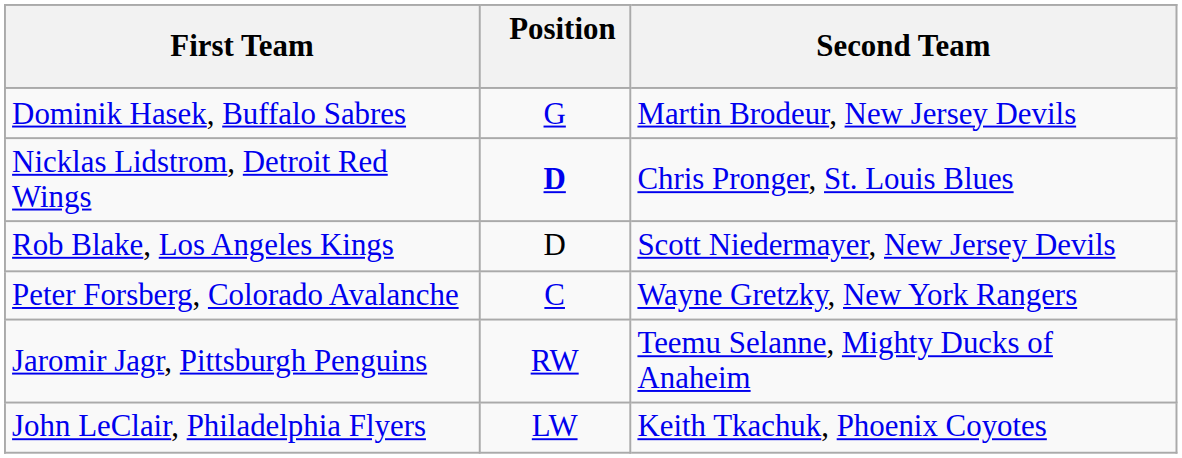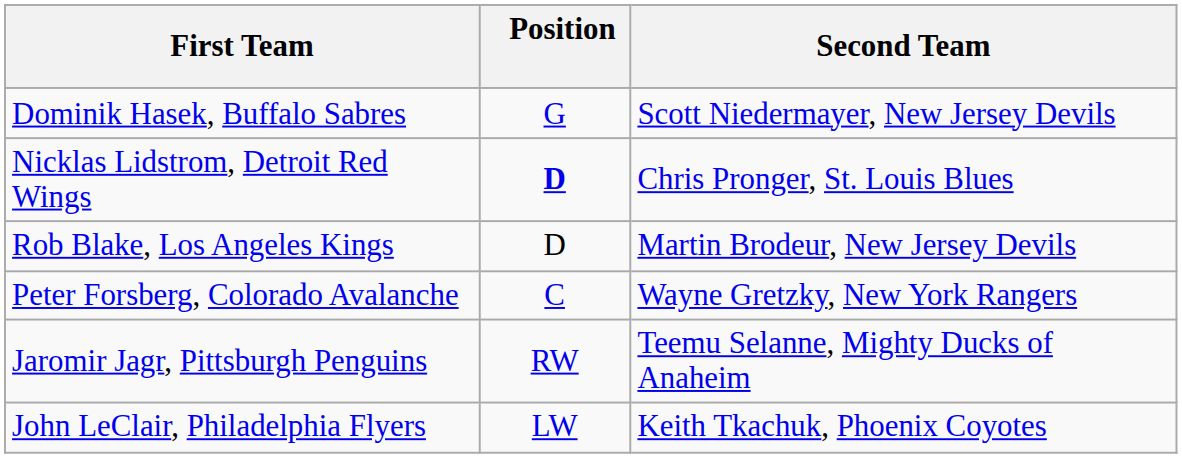(857, 112) Martin Brodeur, New Jersey Devils -> (876, 112) Scott Niedermayer, New Jersey Devils
(876, 245) Scott Niedermayer, New Jersey Devils -> (857, 245) Martin Brodeur, New Jersey Devils
